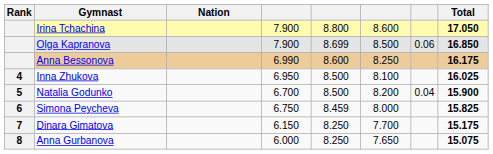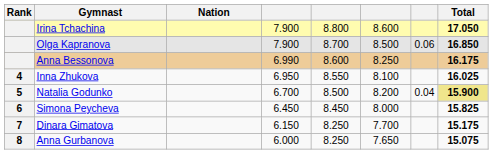(336, 44) 8.699 -> (336, 44) 8.700
(336, 76) 8.500 -> (336, 76) 8.550
(463, 92) no background -> (463, 92) khaki background
(286, 108) 6.750 -> (286, 108) 6.450
(336, 108) 8.459 -> (336, 108) 8.450
